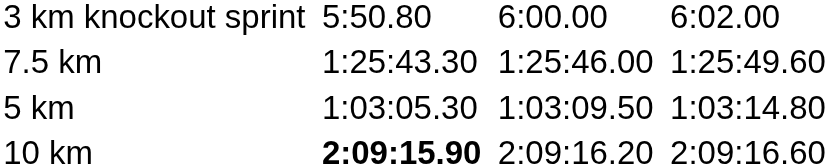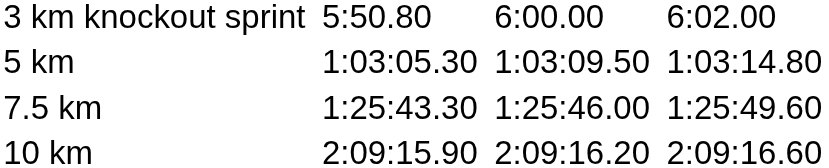rows swapped: (39, 107) <-> (53, 62)
(402, 153) bold -> (400, 153) normal
